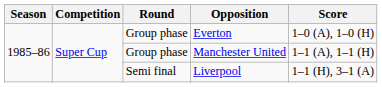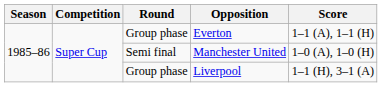(333, 33) 1–0 (A), 1–0 (H) -> (333, 33) 1–1 (A), 1–1 (H)
(157, 52) Group phase -> (151, 52) Semi final
(333, 52) 1–1 (A), 1–1 (H) -> (333, 52) 1–0 (A), 1–0 (H)
(151, 71) Semi final -> (157, 71) Group phase
